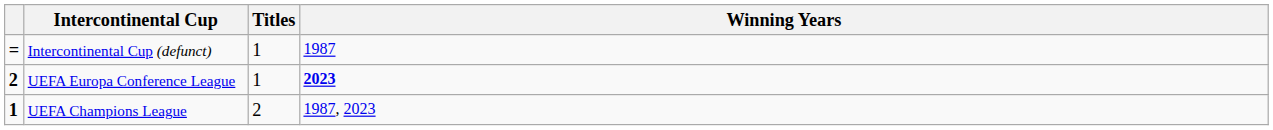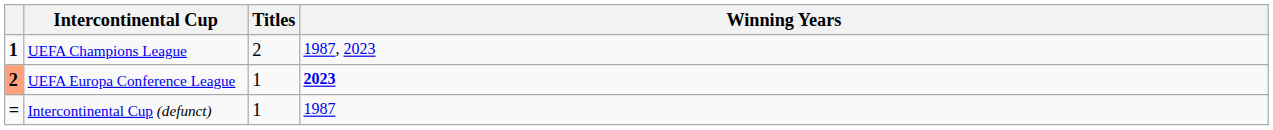rows swapped: (107, 111) <-> (120, 51)
(13, 79) no background -> (13, 79) lightsalmon background
